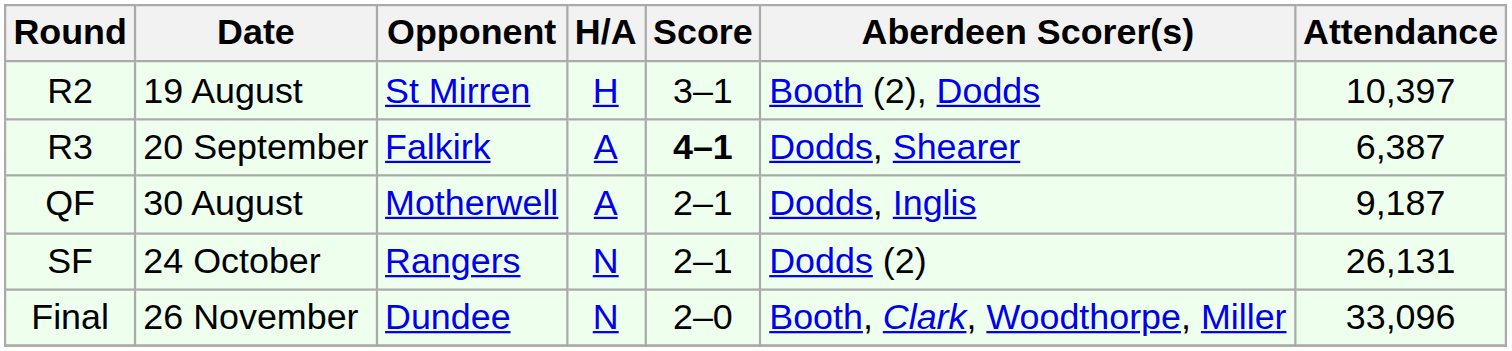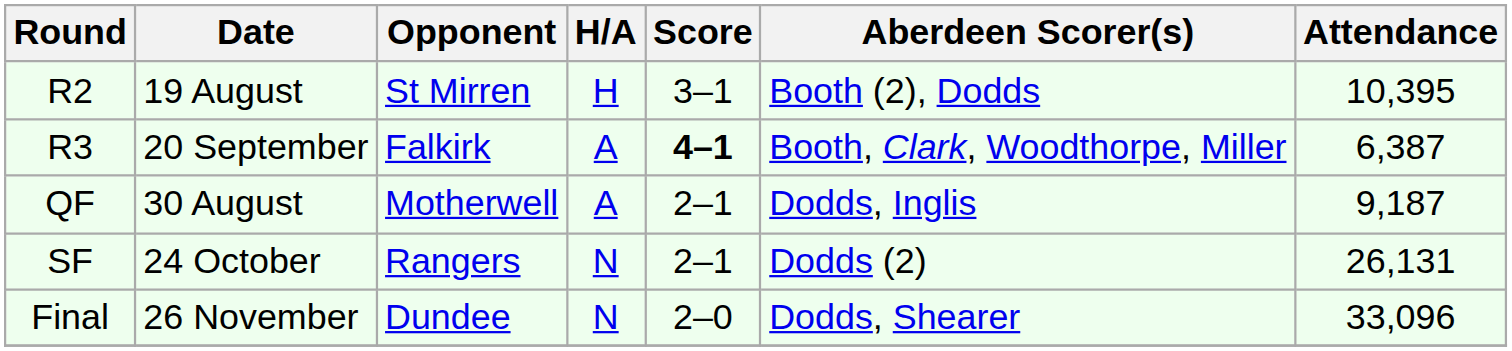(1401, 89) 10,397 -> (1401, 89) 10,395
(895, 146) Dodds, Shearer -> (1028, 146) Booth, Clark, Woodthorpe, Miller
(1028, 317) Booth, Clark, Woodthorpe, Miller -> (895, 317) Dodds, Shearer
